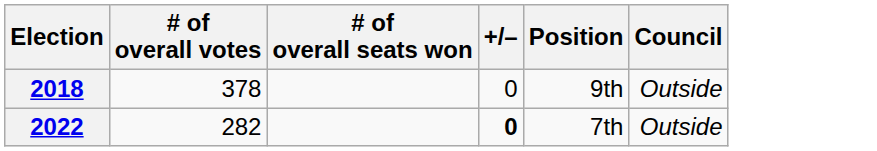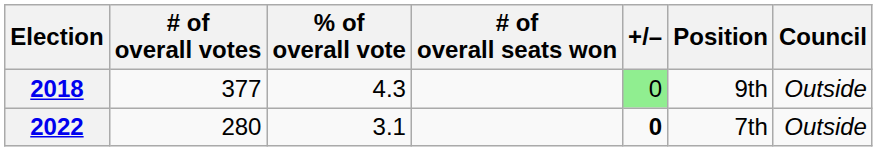+ column: (339, 37)
(241, 88) 378 -> (241, 88) 377
(511, 88) no background -> (655, 88) lightgreen background
(241, 126) 282 -> (241, 126) 280
